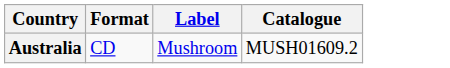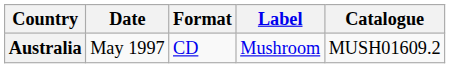+ column: (127, 18)
